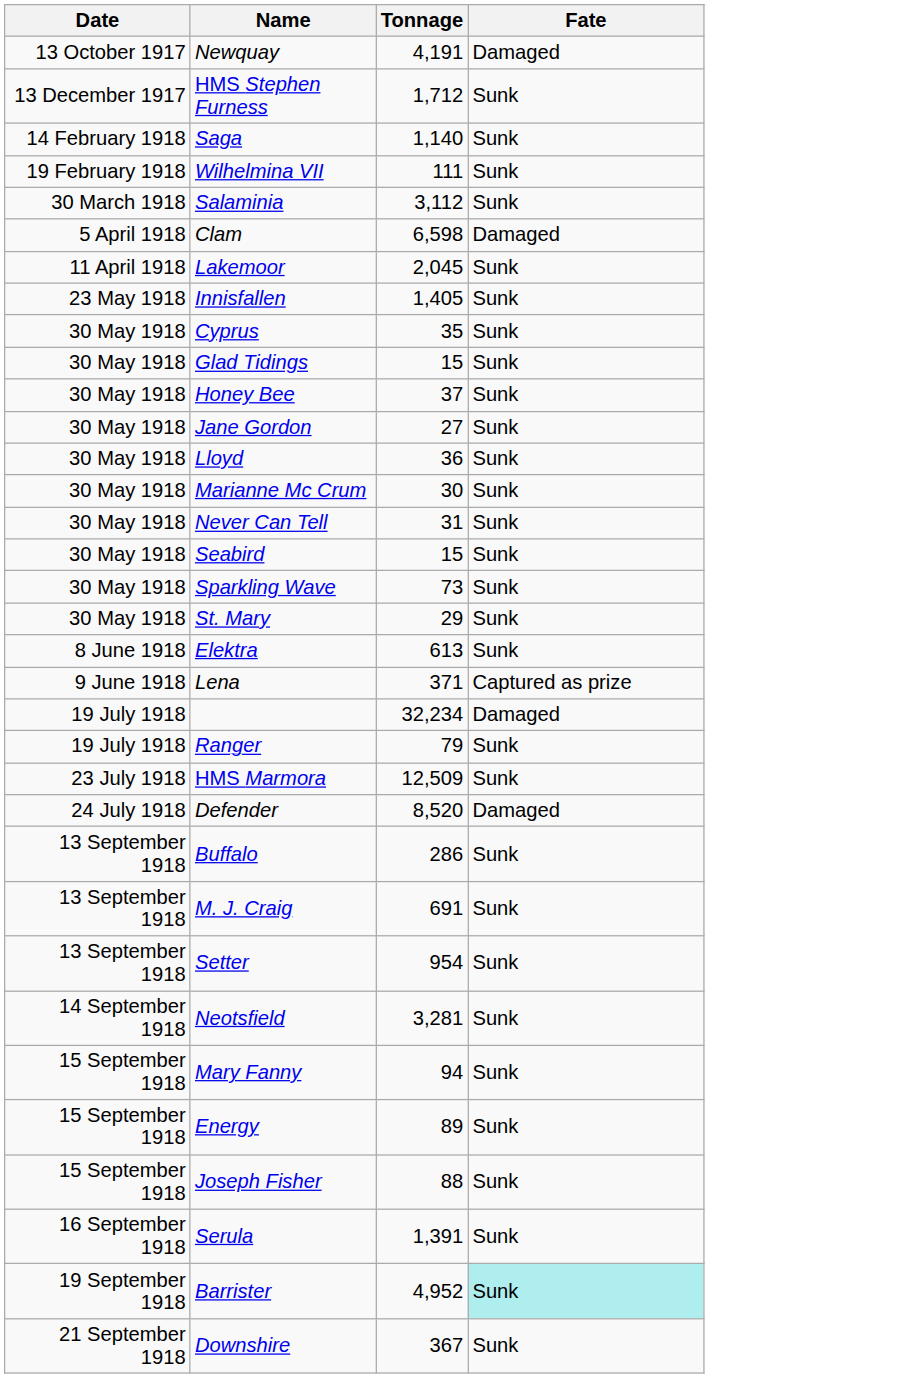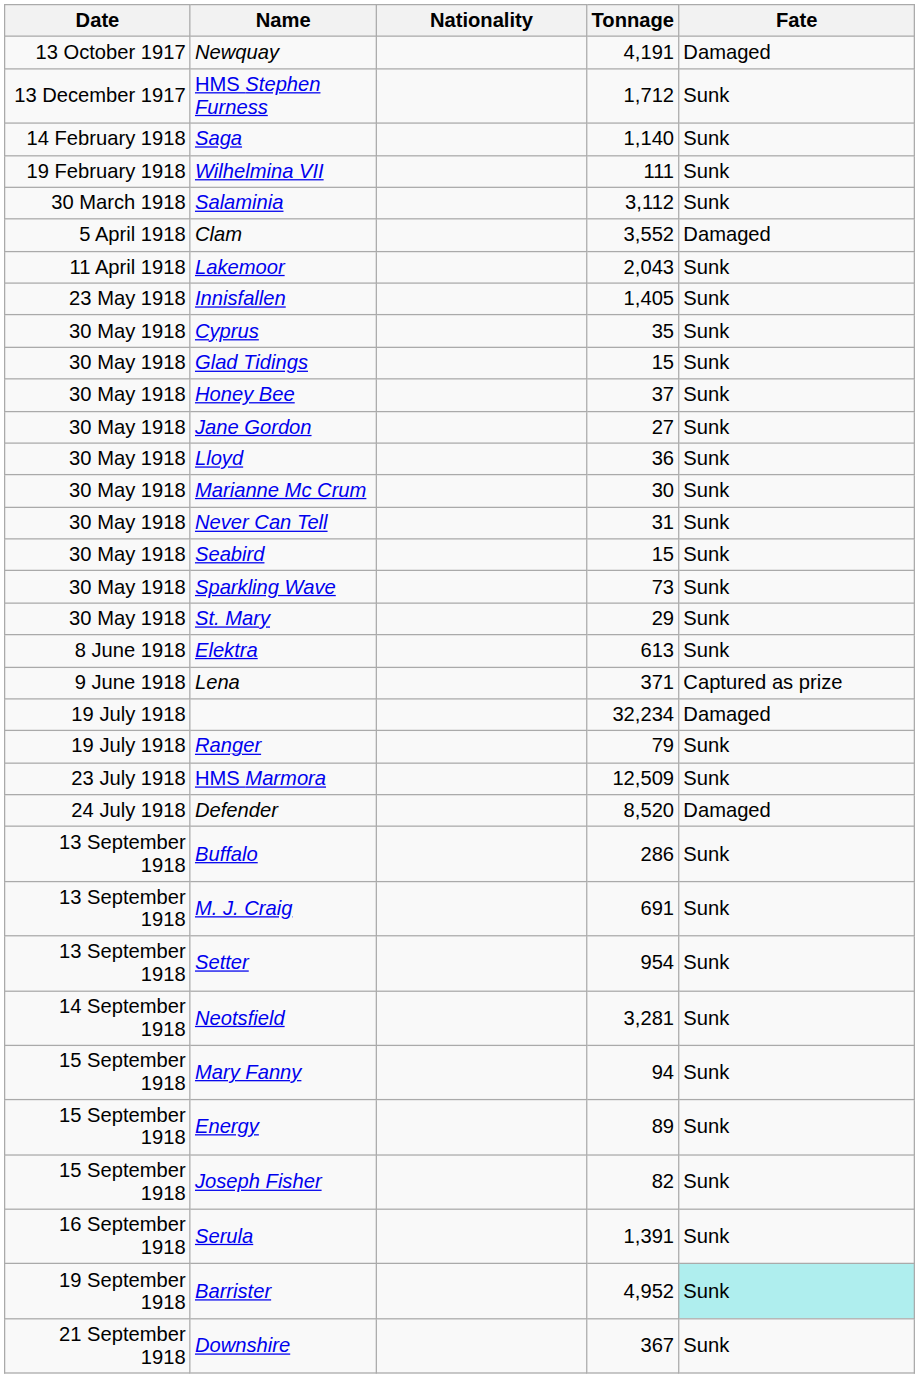+ column: (481, 20)
(438, 235) 6,598 -> (649, 235) 3,552
(438, 266) 2,045 -> (649, 266) 2,043
(452, 1181) 88 -> (663, 1181) 82
